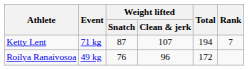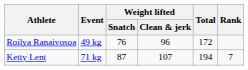rows swapped: (41, 58) <-> (26, 42)
